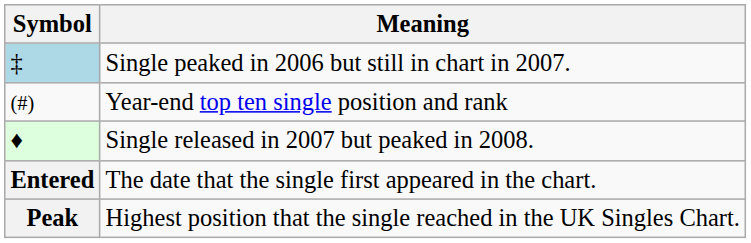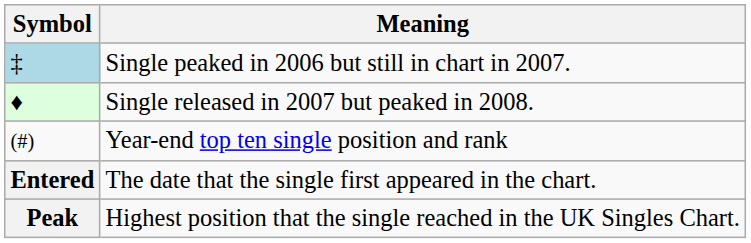rows swapped: (320, 140) <-> (307, 101)
